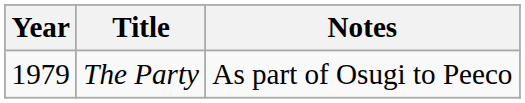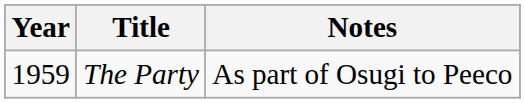(41, 73) 1979 -> (41, 73) 1959
